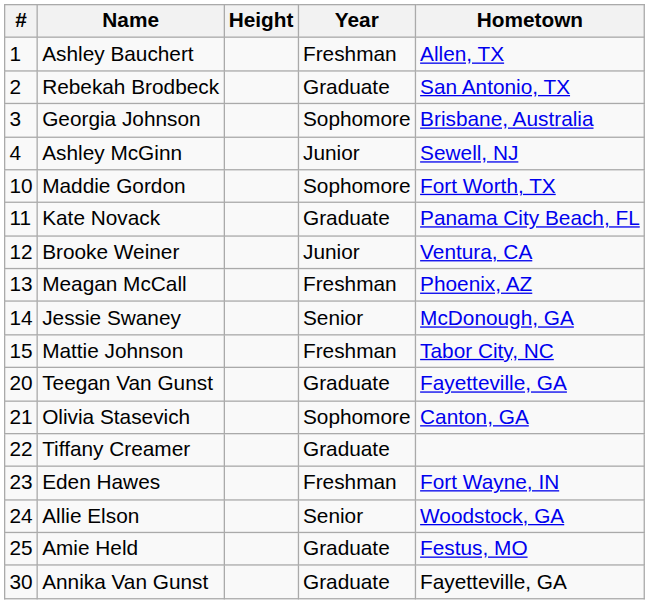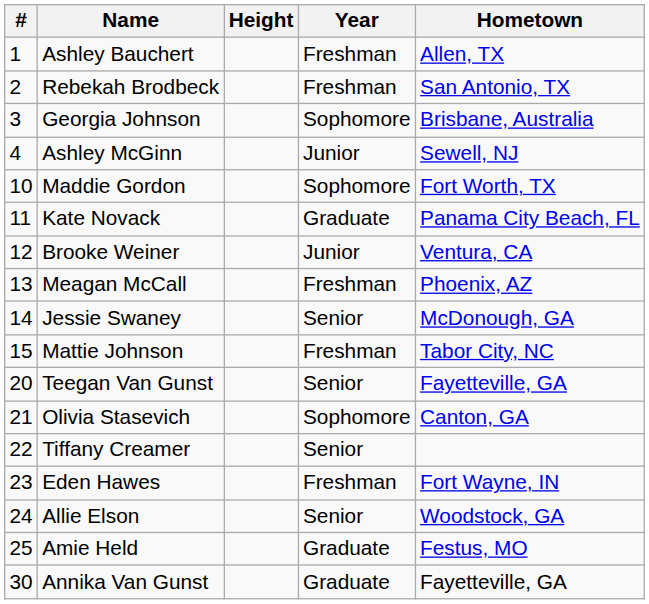(346, 86) Graduate -> (350, 86) Freshman
(346, 383) Graduate -> (333, 383) Senior
(346, 449) Graduate -> (333, 449) Senior
